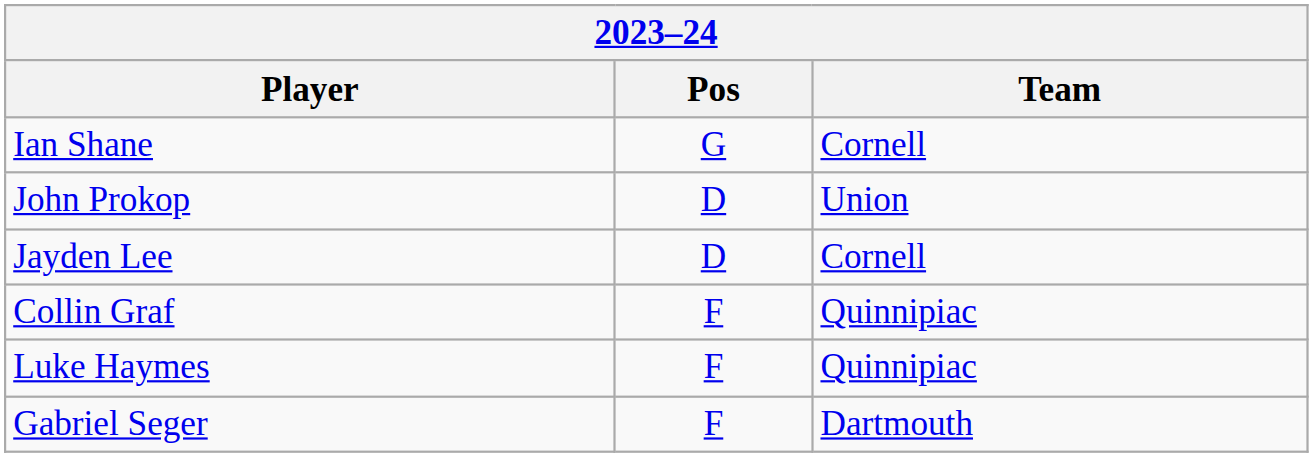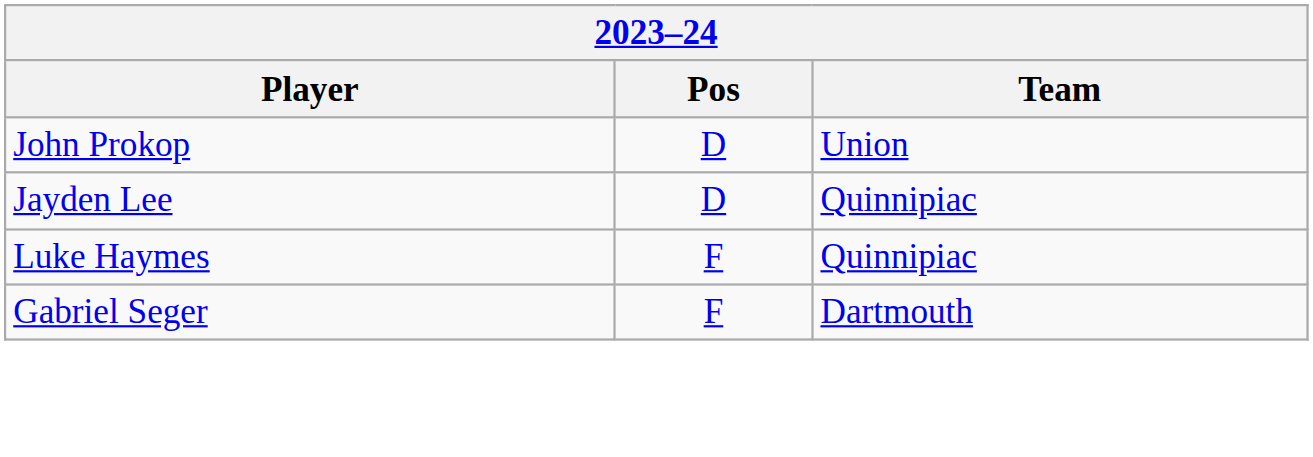- row: (83, 144)
(873, 255) Cornell -> (899, 199) Quinnipiac
- row: (94, 311)
